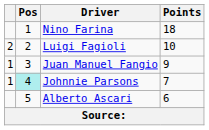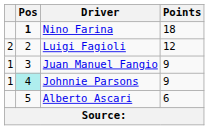(28, 30) normal -> (28, 30) bold
(169, 48) 10 -> (169, 48) 12
(166, 82) 7 -> (166, 82) 9
